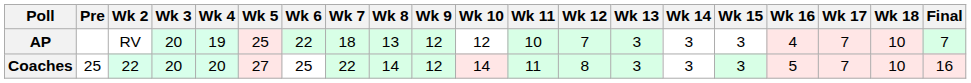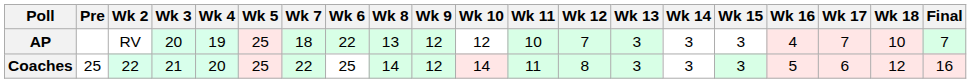columns swapped: (304, 16) <-> (347, 16)
(174, 66) 20 -> (174, 66) 21
(260, 66) 27 -> (260, 66) 25
(845, 66) 7 -> (845, 66) 6
(897, 66) 10 -> (897, 66) 12
